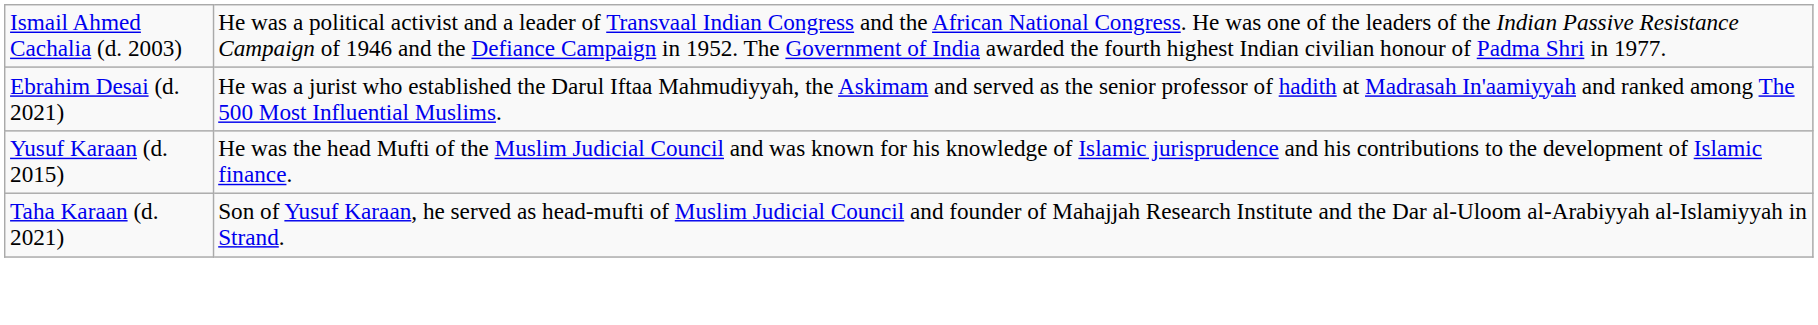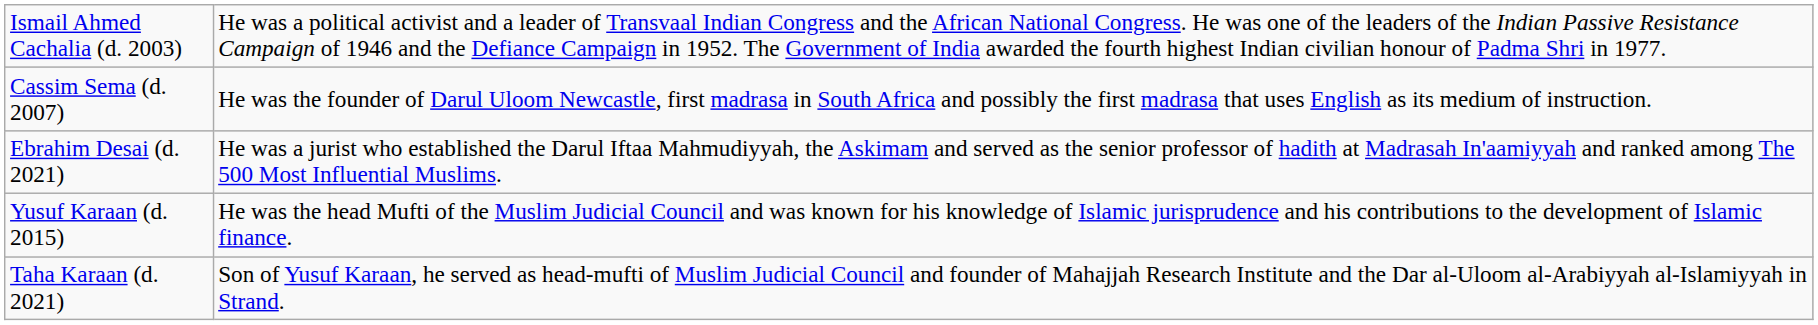+ row: (88, 98)
